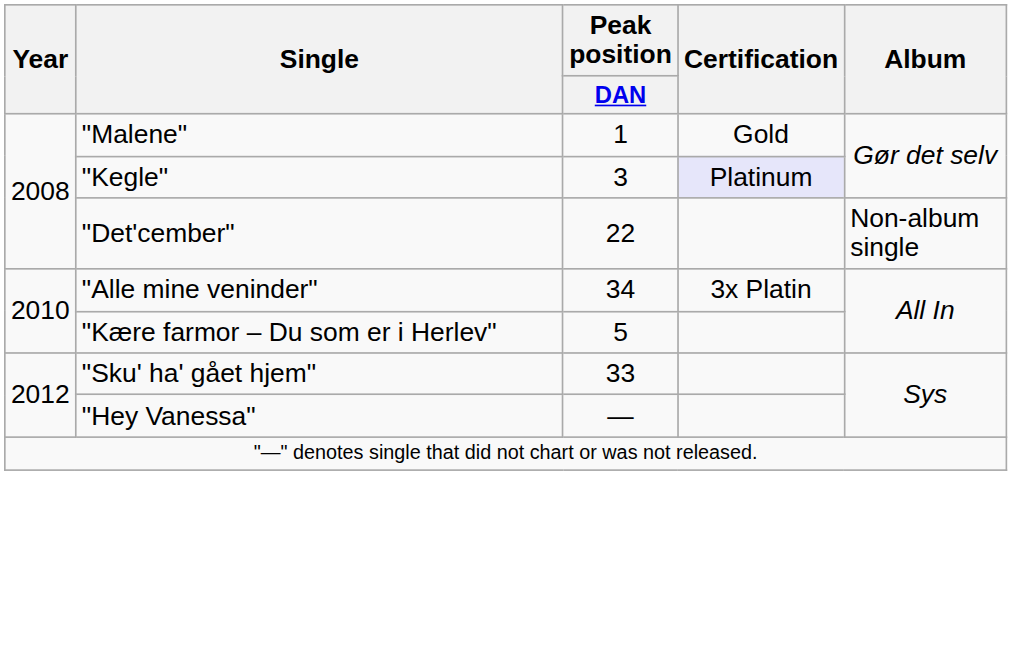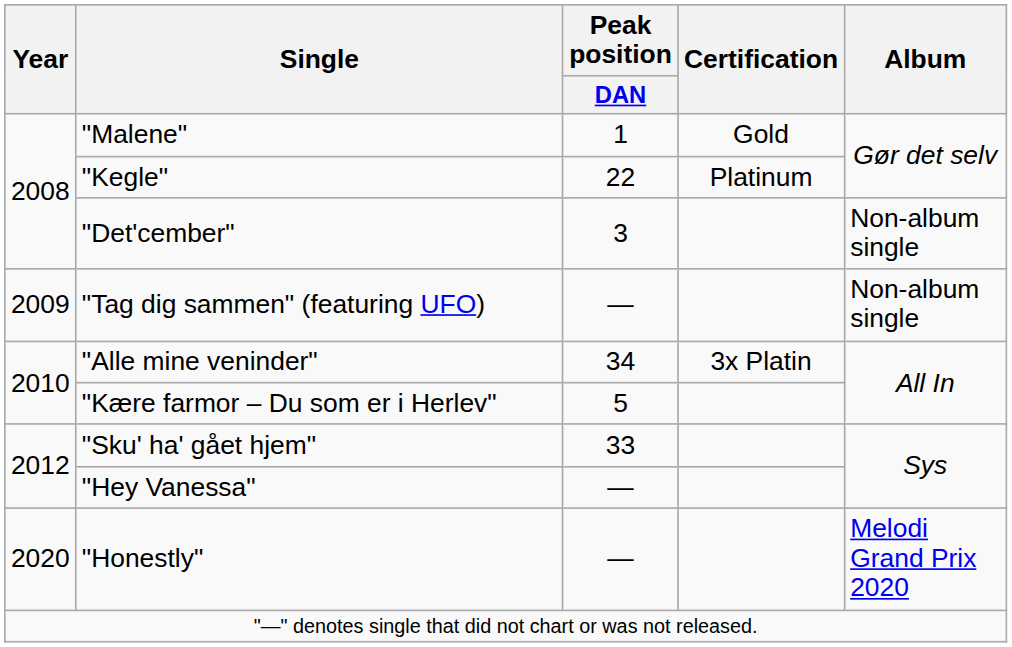(621, 176) 3 -> (620, 176) 22
(761, 176) lavender background -> (761, 176) no background
(620, 233) 22 -> (621, 233) 3
+ row: (283, 304)
+ row: (143, 558)
